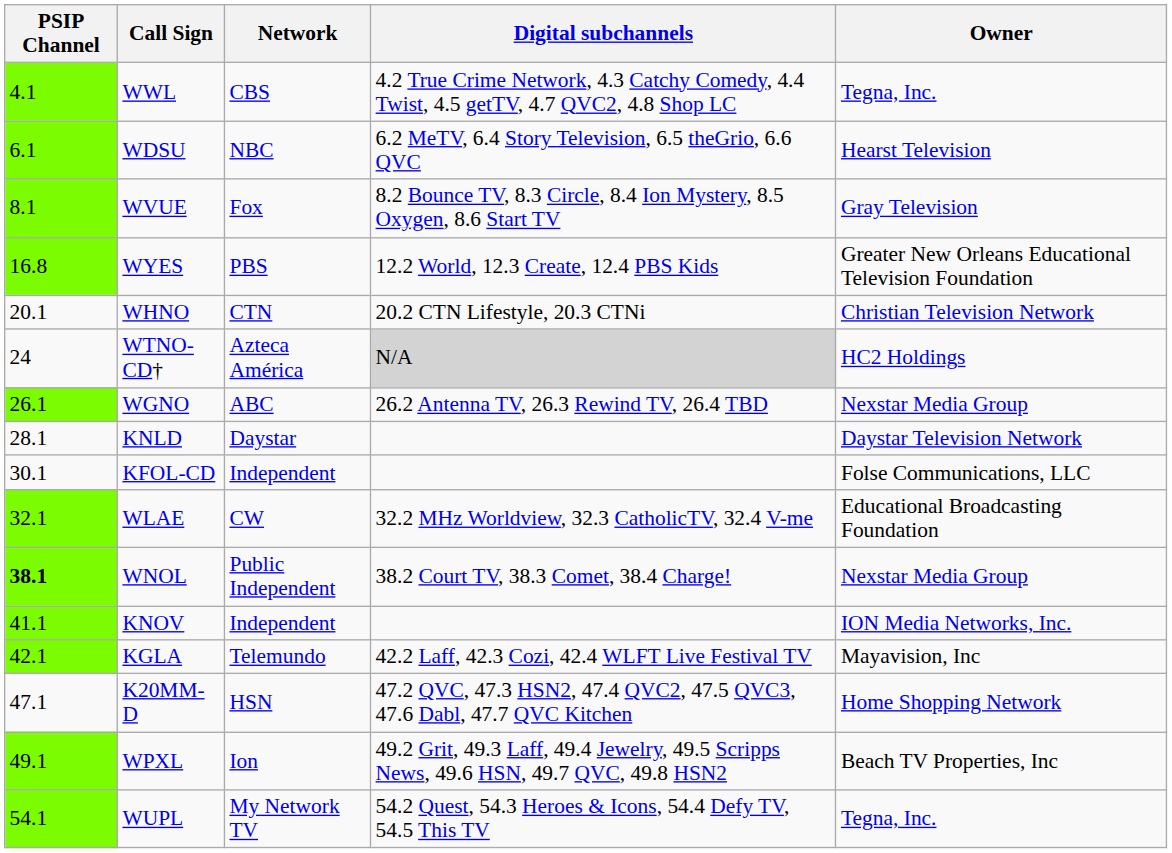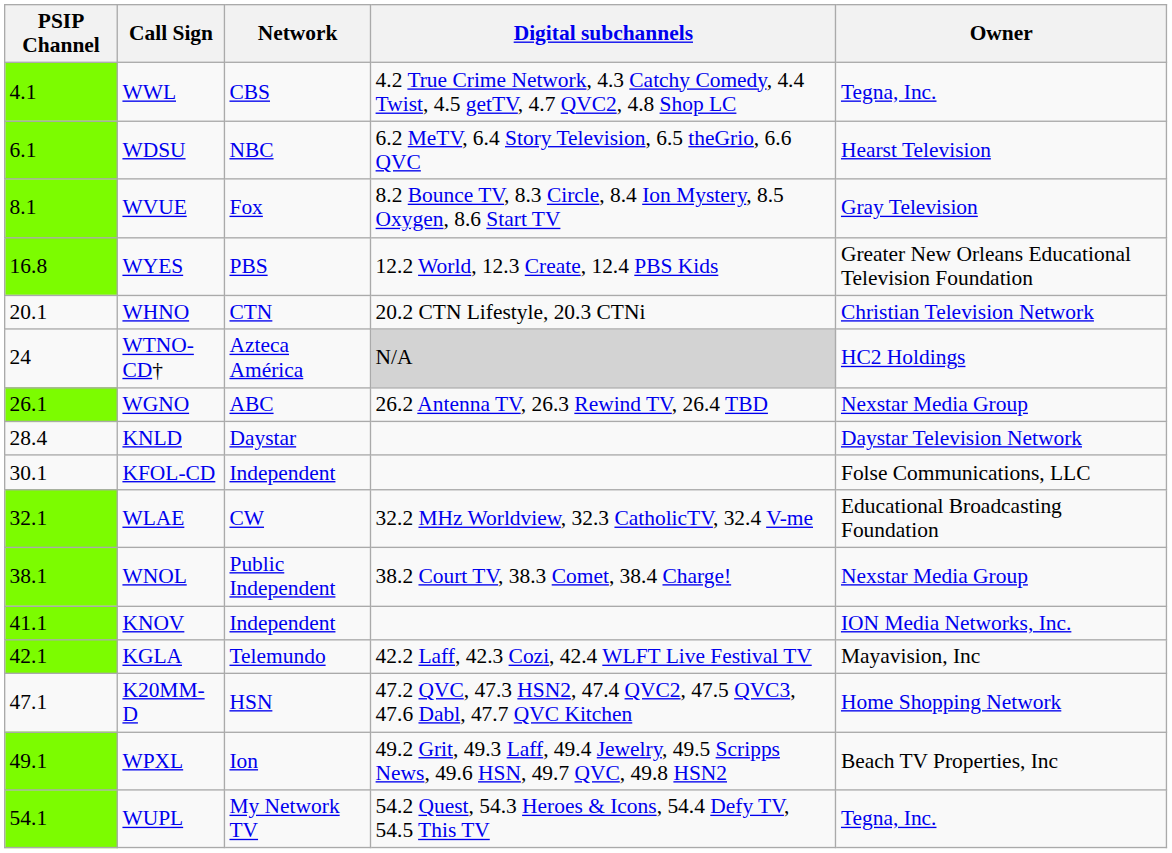(28, 438) 28.1 -> (28, 438) 28.4
(28, 576) bold -> (28, 576) normal
